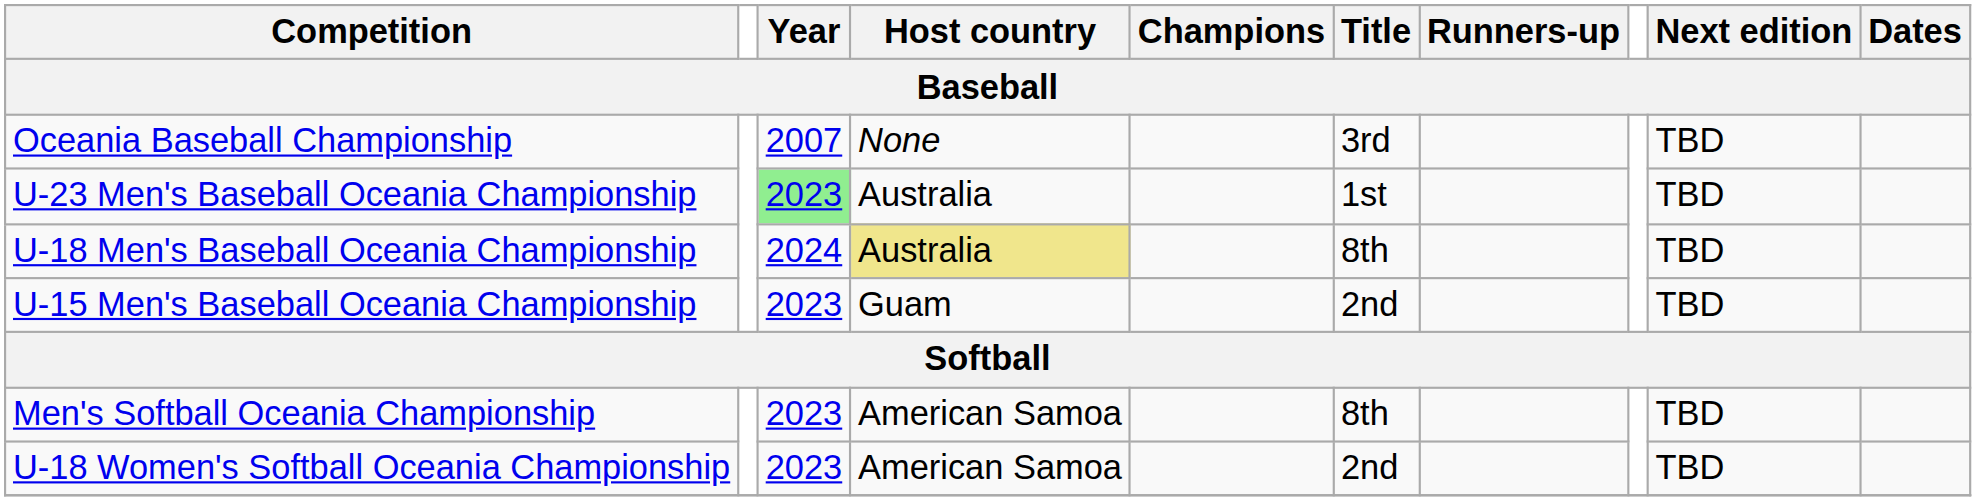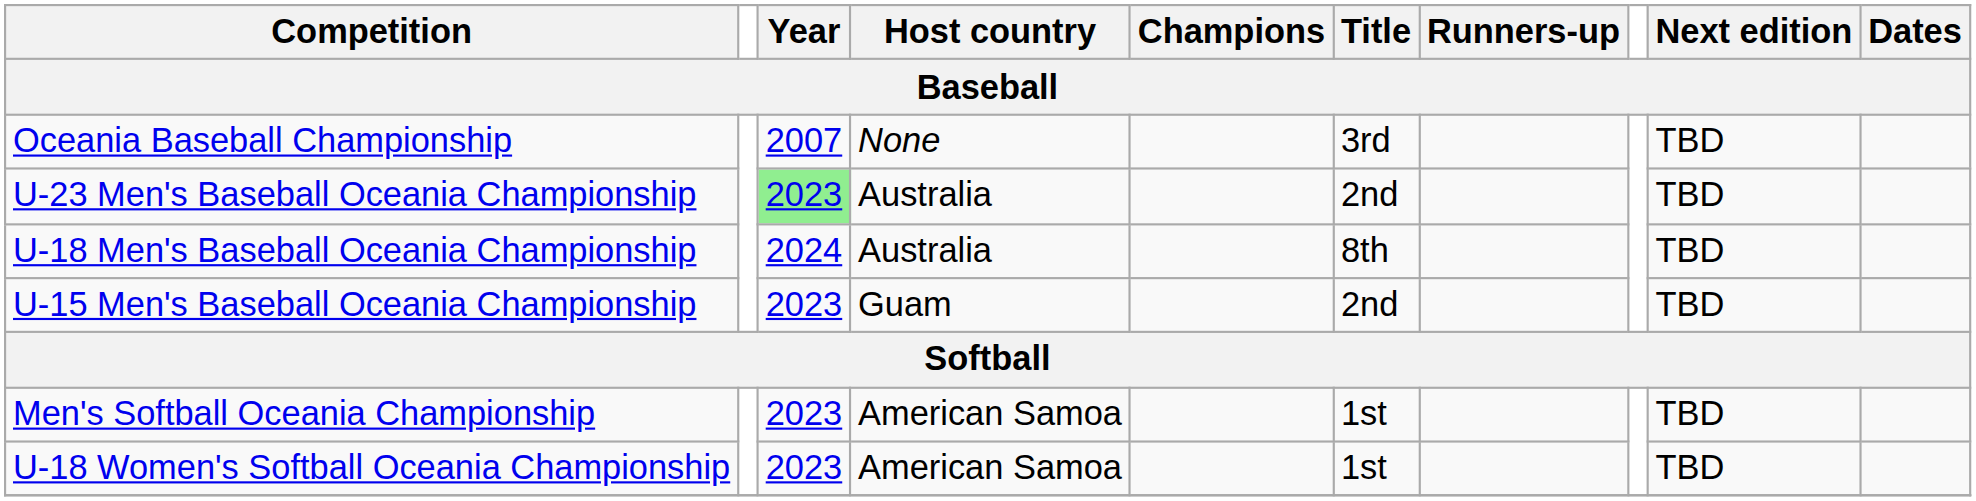(1364, 195) 1st -> (1370, 195) 2nd
(925, 250) khaki background -> (925, 250) no background
(1365, 413) 8th -> (1364, 413) 1st
(1370, 468) 2nd -> (1364, 468) 1st
